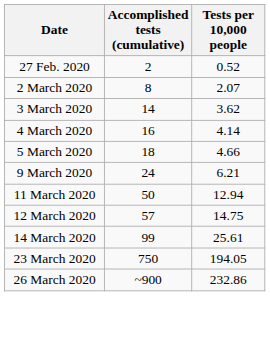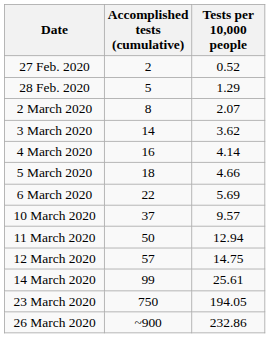+ row: (55, 88)
+ row: (55, 194)
- row: (55, 173)
+ row: (55, 215)
